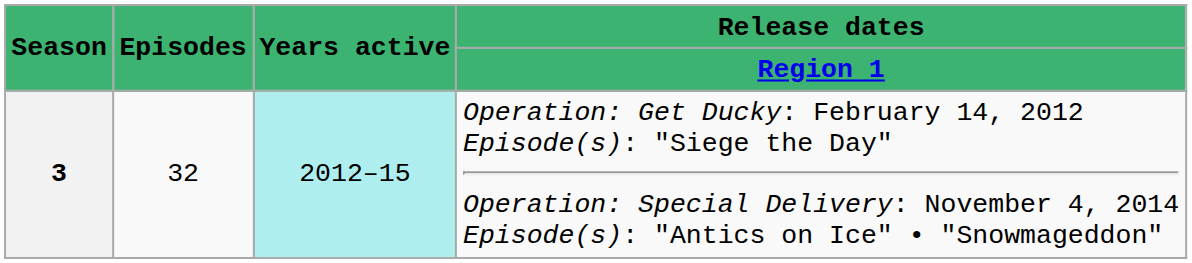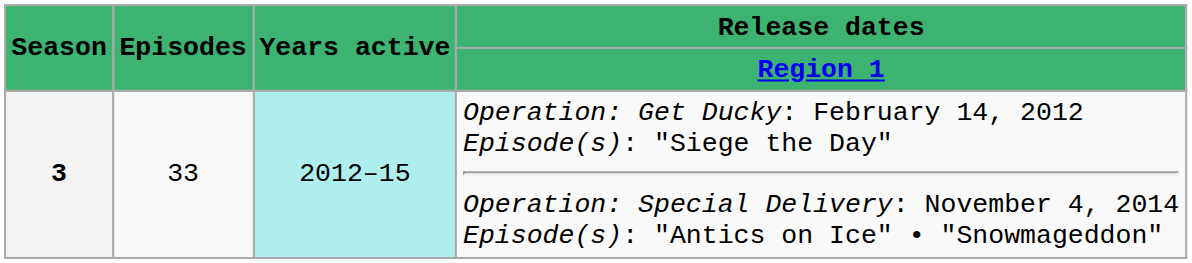(183, 174) 32 -> (183, 174) 33
